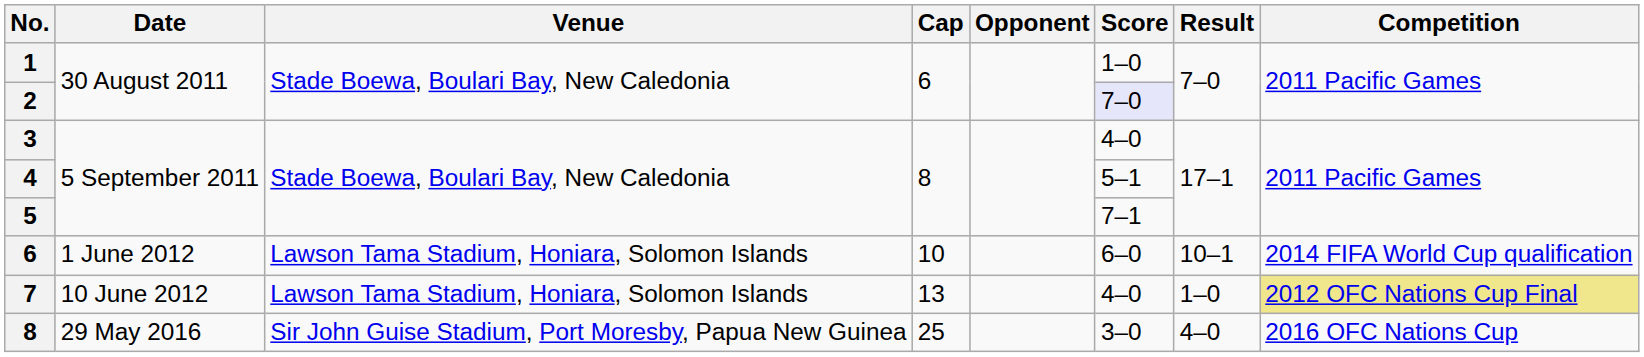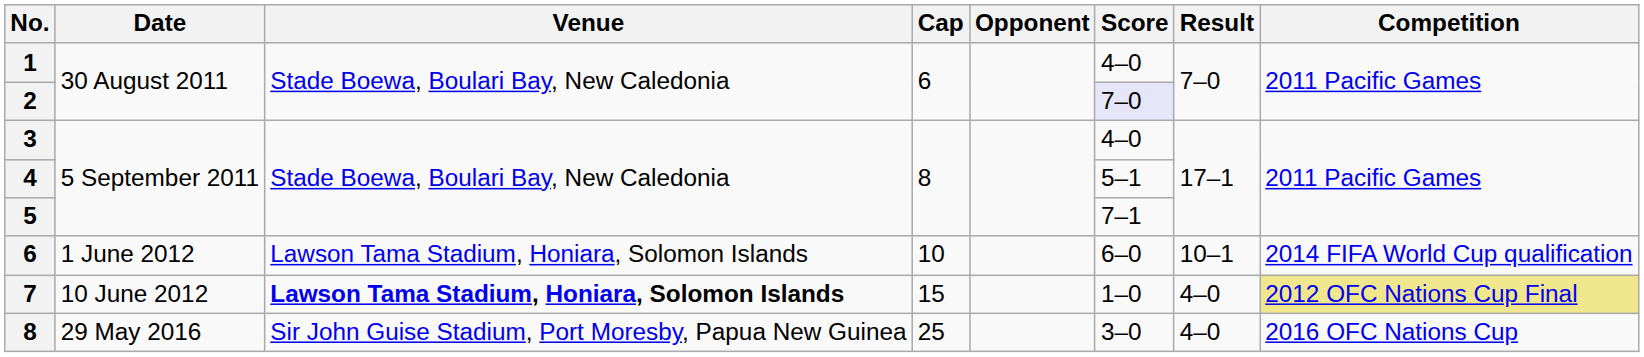(1121, 62) 1–0 -> (1121, 62) 4–0
(539, 293) normal -> (557, 293) bold
(931, 293) 13 -> (931, 293) 15
(1121, 293) 4–0 -> (1121, 293) 1–0
(1200, 293) 1–0 -> (1200, 293) 4–0
